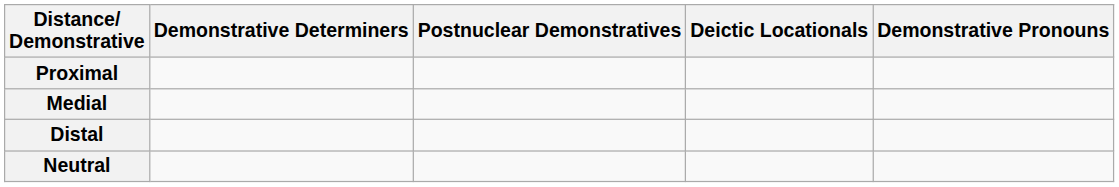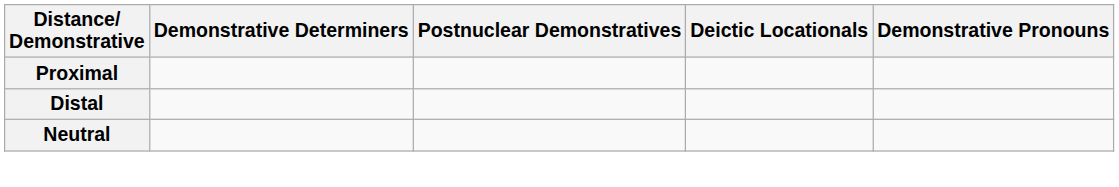- row: (77, 103)
